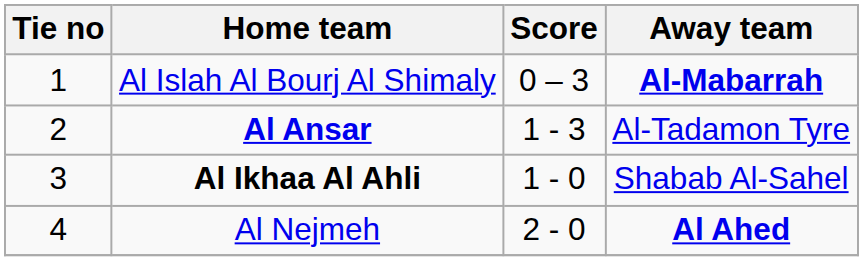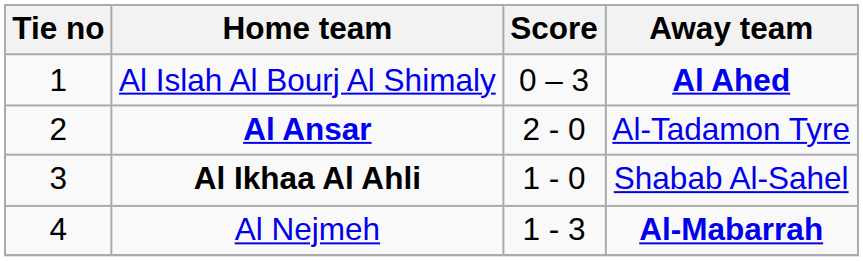(731, 79) Al-Mabarrah -> (731, 79) Al Ahed
(554, 129) 1 - 3 -> (554, 129) 2 - 0
(554, 229) 2 - 0 -> (554, 229) 1 - 3
(731, 229) Al Ahed -> (731, 229) Al-Mabarrah
